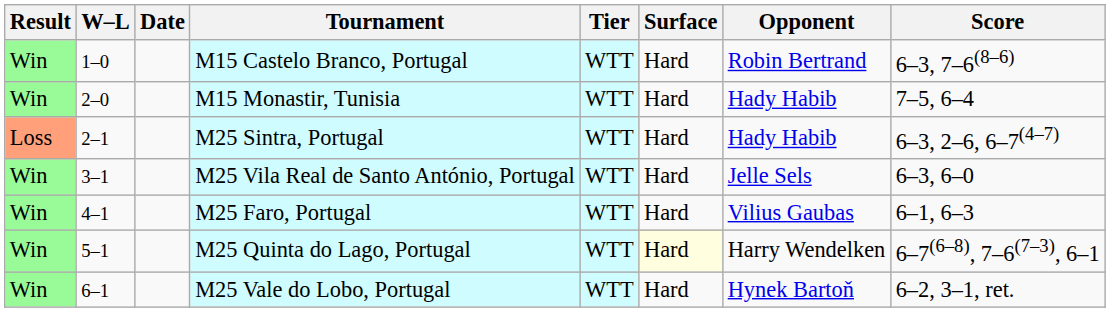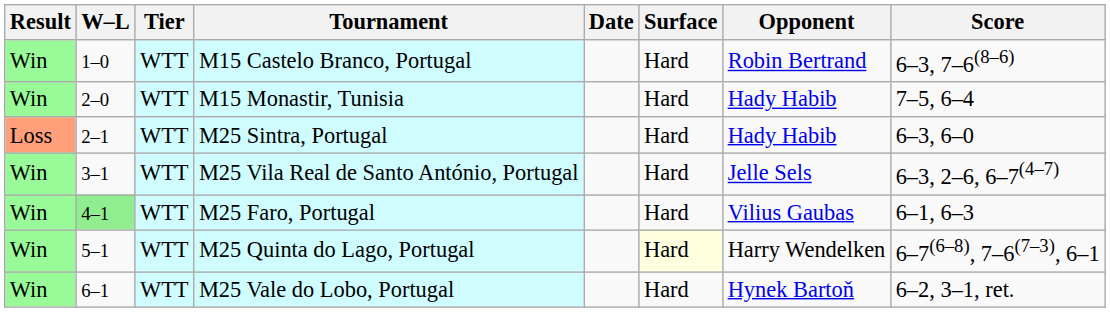columns swapped: (162, 22) <-> (609, 22)
(977, 137) 6–3, 2–6, 6–7(4–7) -> (935, 134) 6–3, 6–0
(935, 176) 6–3, 6–0 -> (977, 173) 6–3, 2–6, 6–7(4–7)
(95, 213) no background -> (95, 213) lightgreen background
